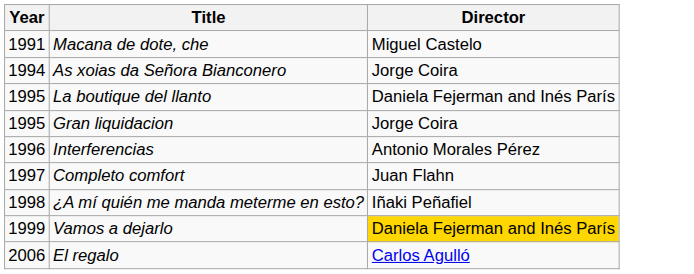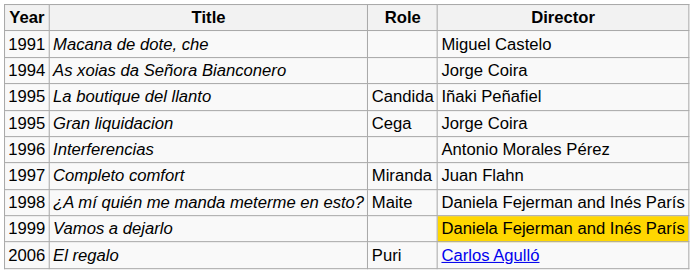+ column: (403, 17)
(493, 96) Daniela Fejerman and Inés París -> (491, 96) Iñaki Peñafiel
(422, 202) Iñaki Peñafiel -> (563, 202) Daniela Fejerman and Inés París
